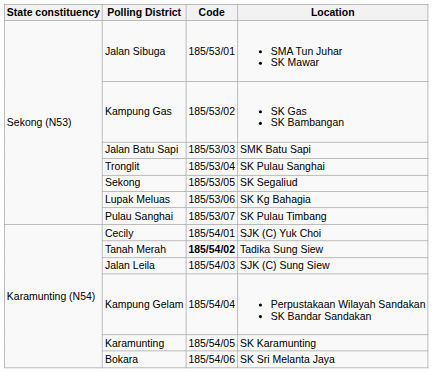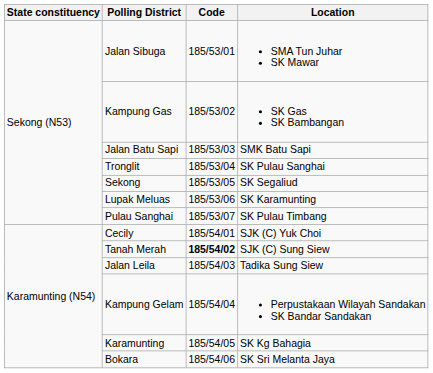(275, 199) SK Kg Bahagia -> (278, 199) SK Karamunting
(282, 249) Tadika Sung Siew -> (285, 249) SJK (C) Sung Siew
(285, 265) SJK (C) Sung Siew -> (282, 265) Tadika Sung Siew
(278, 342) SK Karamunting -> (275, 342) SK Kg Bahagia
